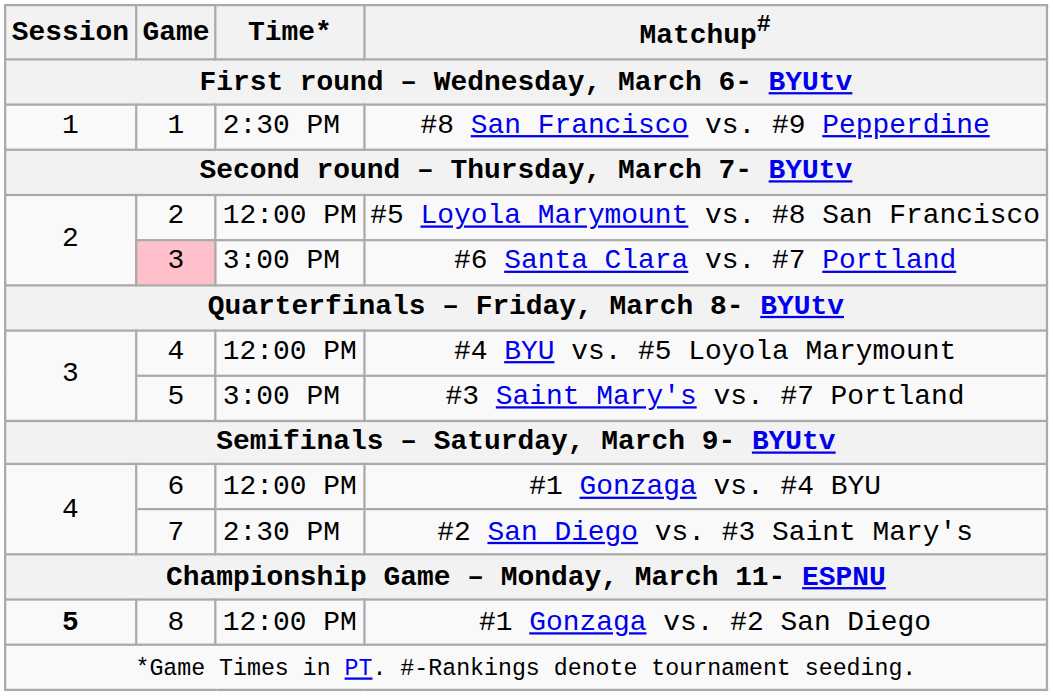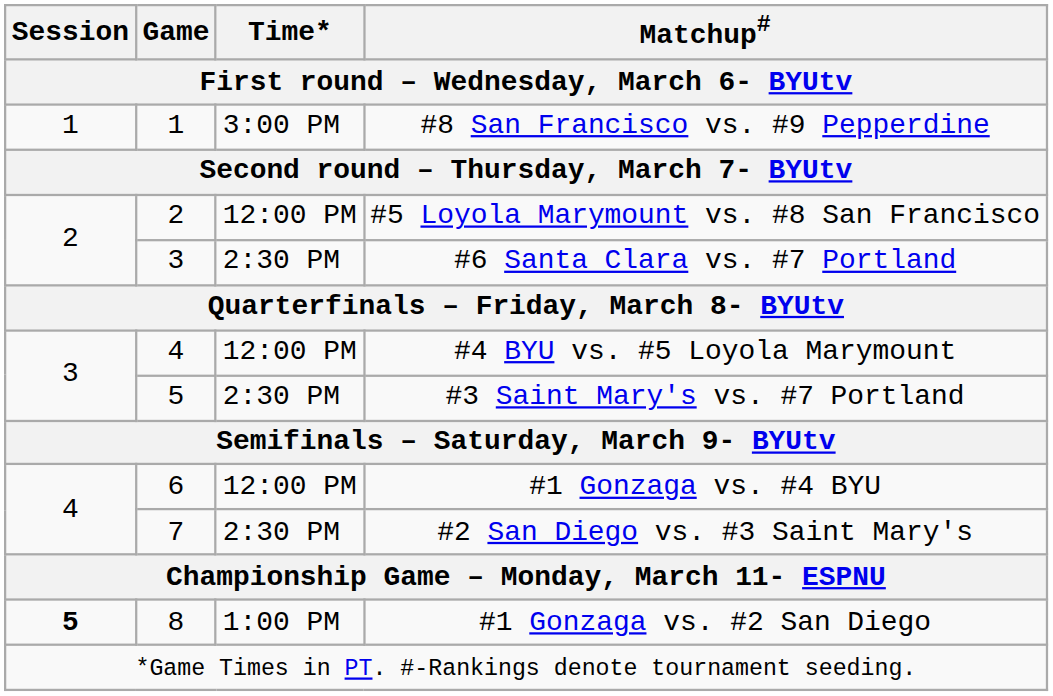(281, 127) 2:30 PM -> (281, 127) 3:00 PM
(176, 263) pink background -> (176, 263) no background
(281, 263) 3:00 PM -> (281, 263) 2:30 PM
(281, 398) 3:00 PM -> (281, 398) 2:30 PM
(290, 623) 12:00 PM -> (281, 623) 1:00 PM
